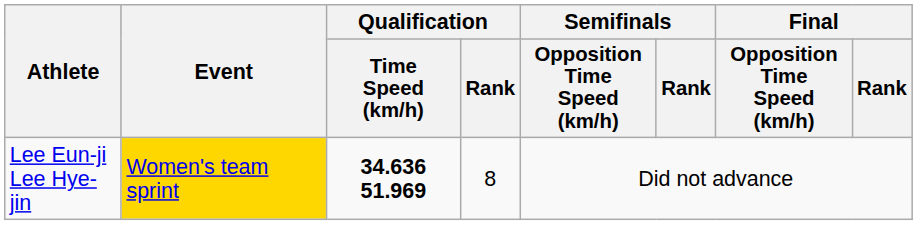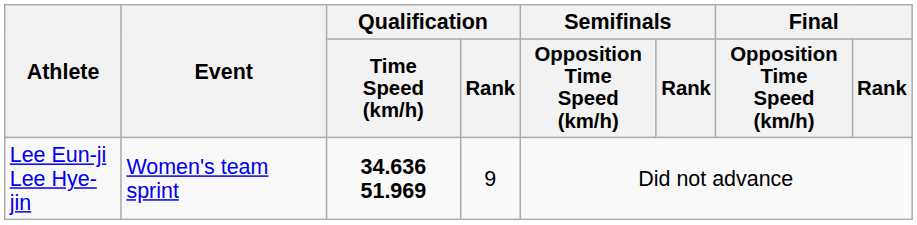(197, 179) gold background -> (197, 179) no background
(490, 179) 8 -> (490, 179) 9
